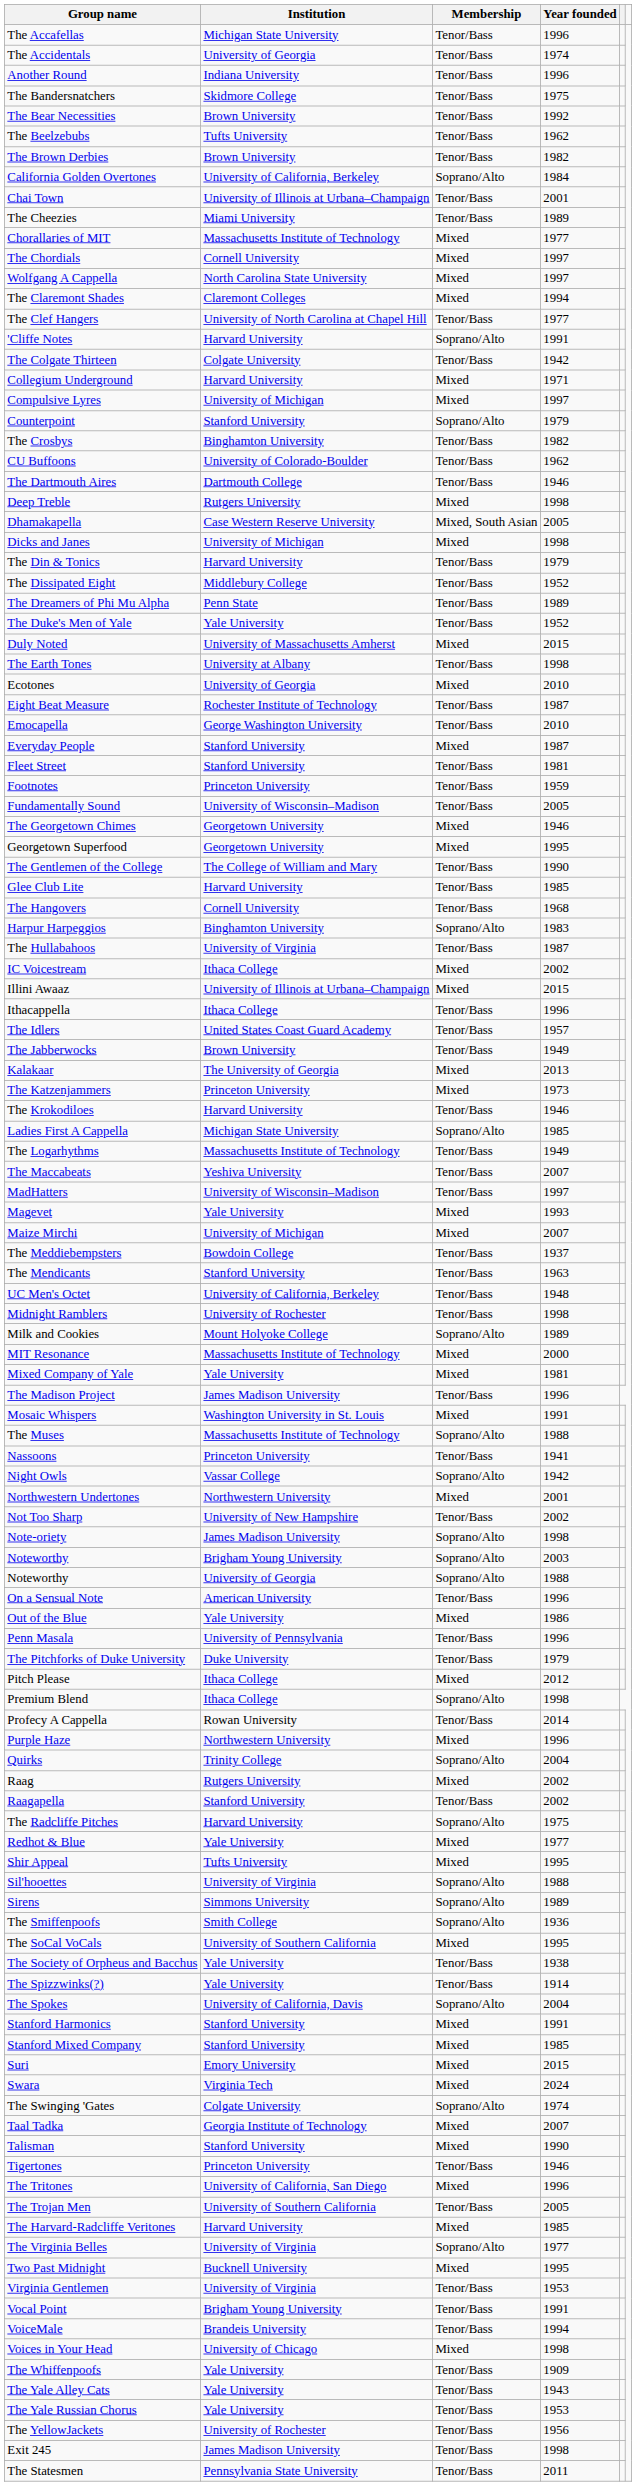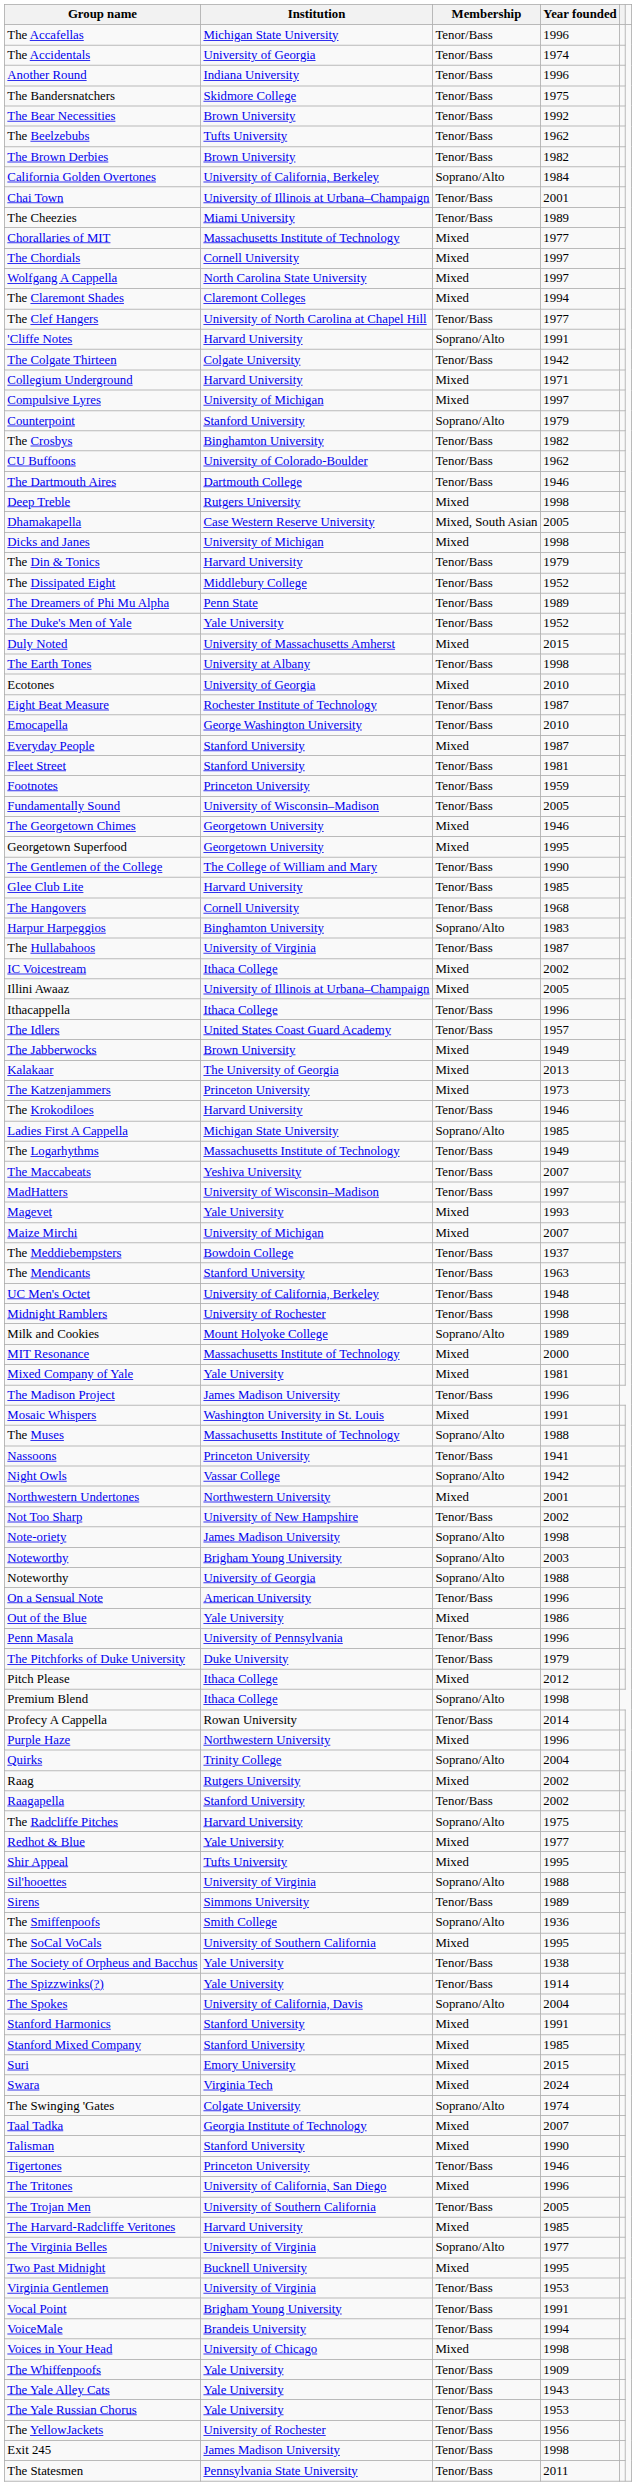(556, 989) 2015 -> (556, 989) 2005
(464, 1049) Tenor/Bass -> (452, 1049) Mixed
(470, 1902) Soprano/Alto -> (464, 1902) Tenor/Bass
